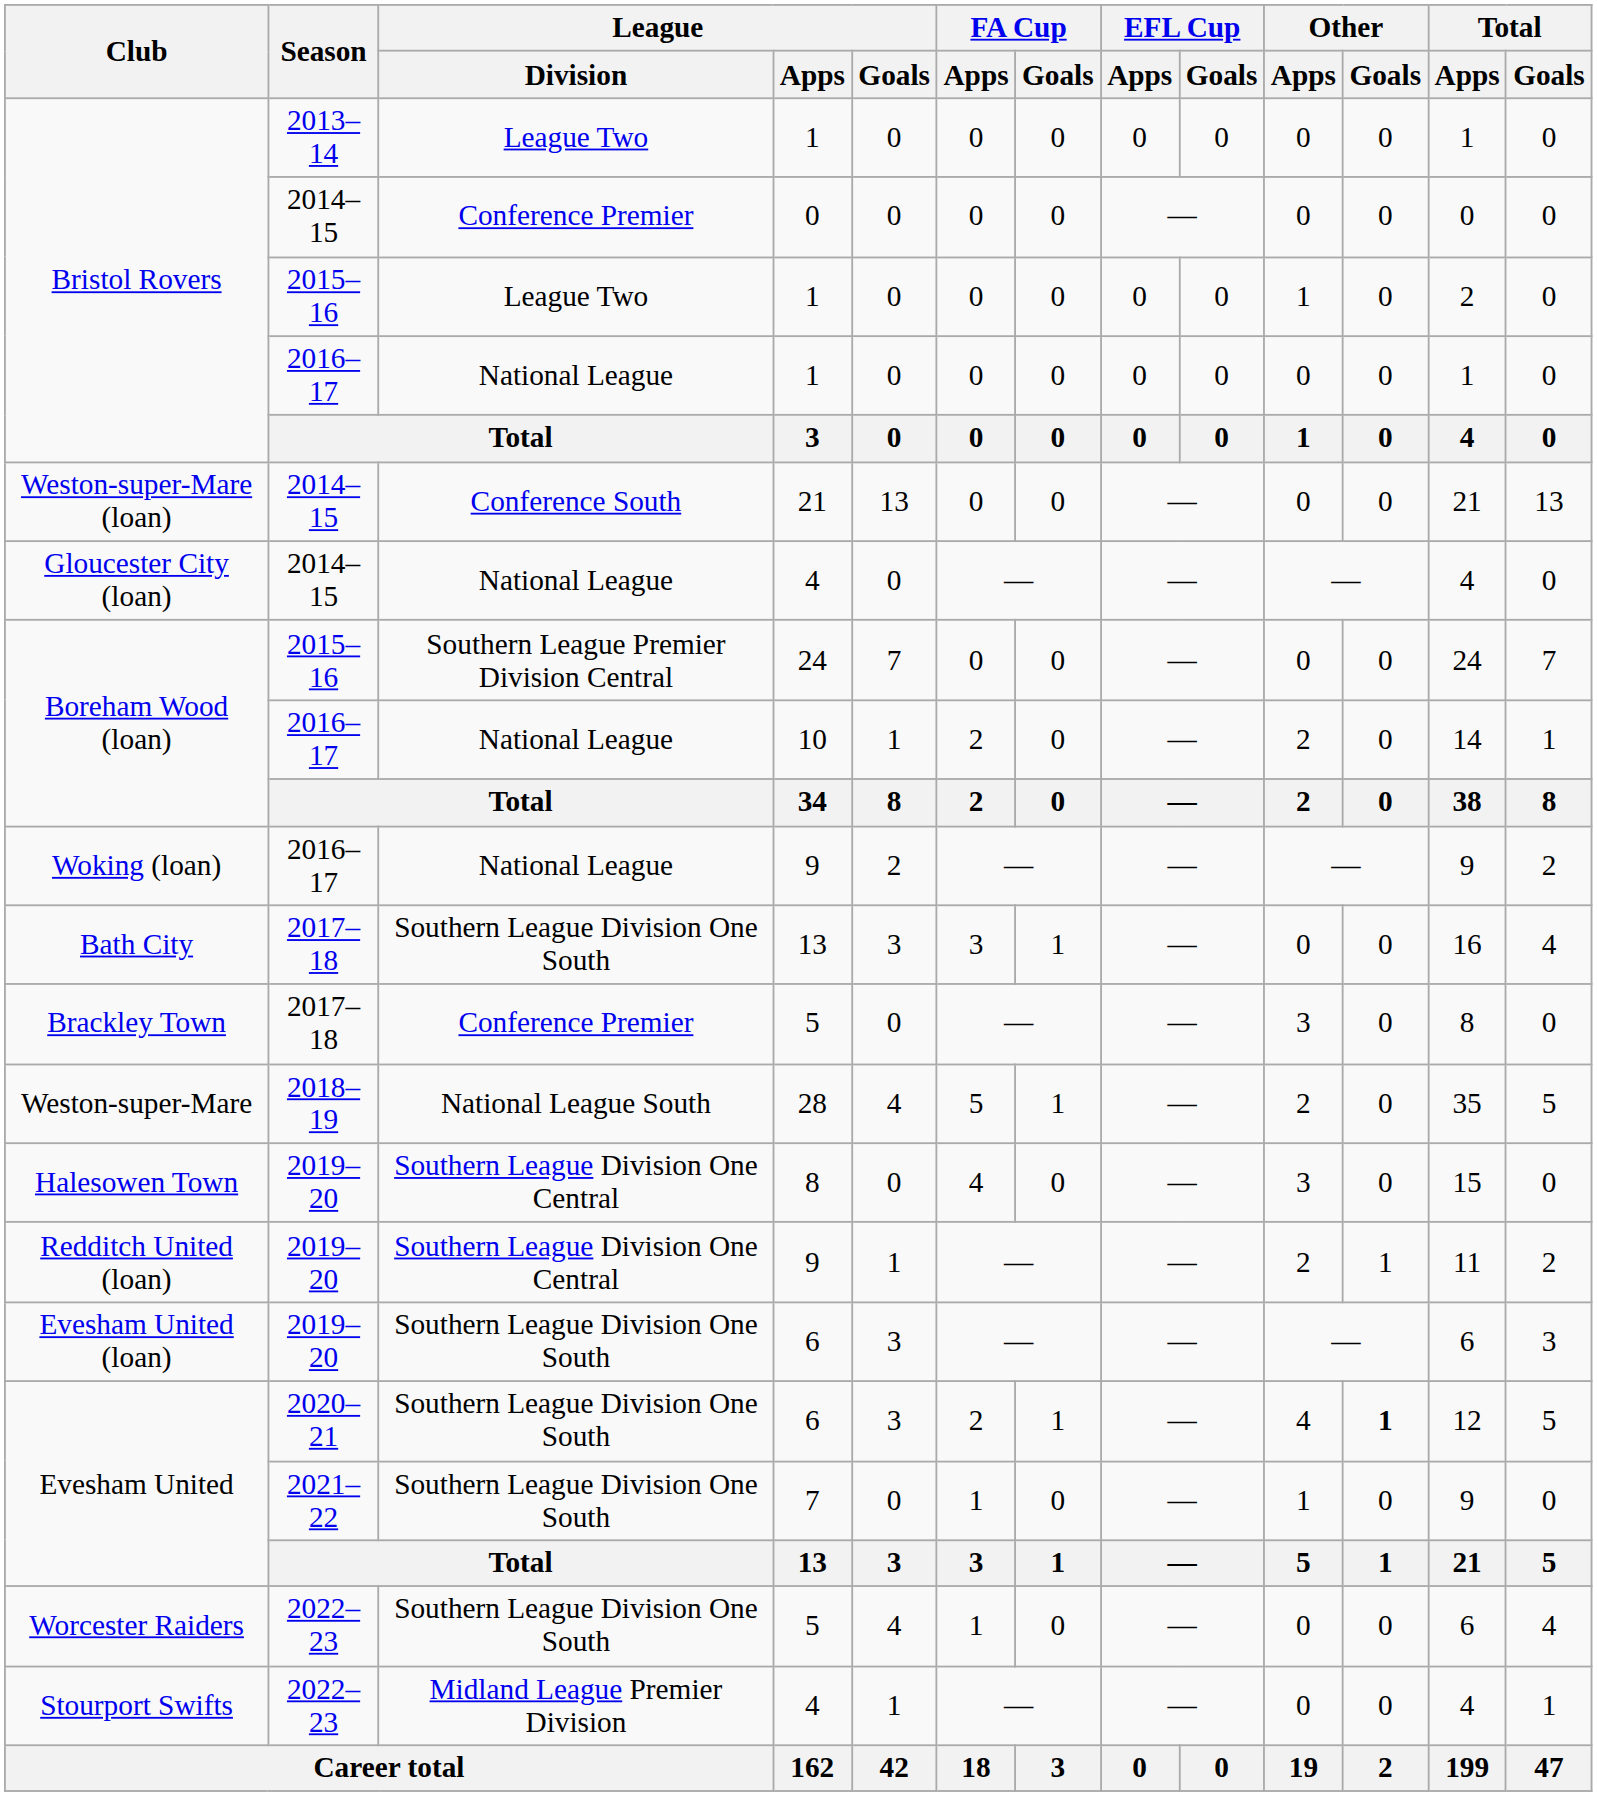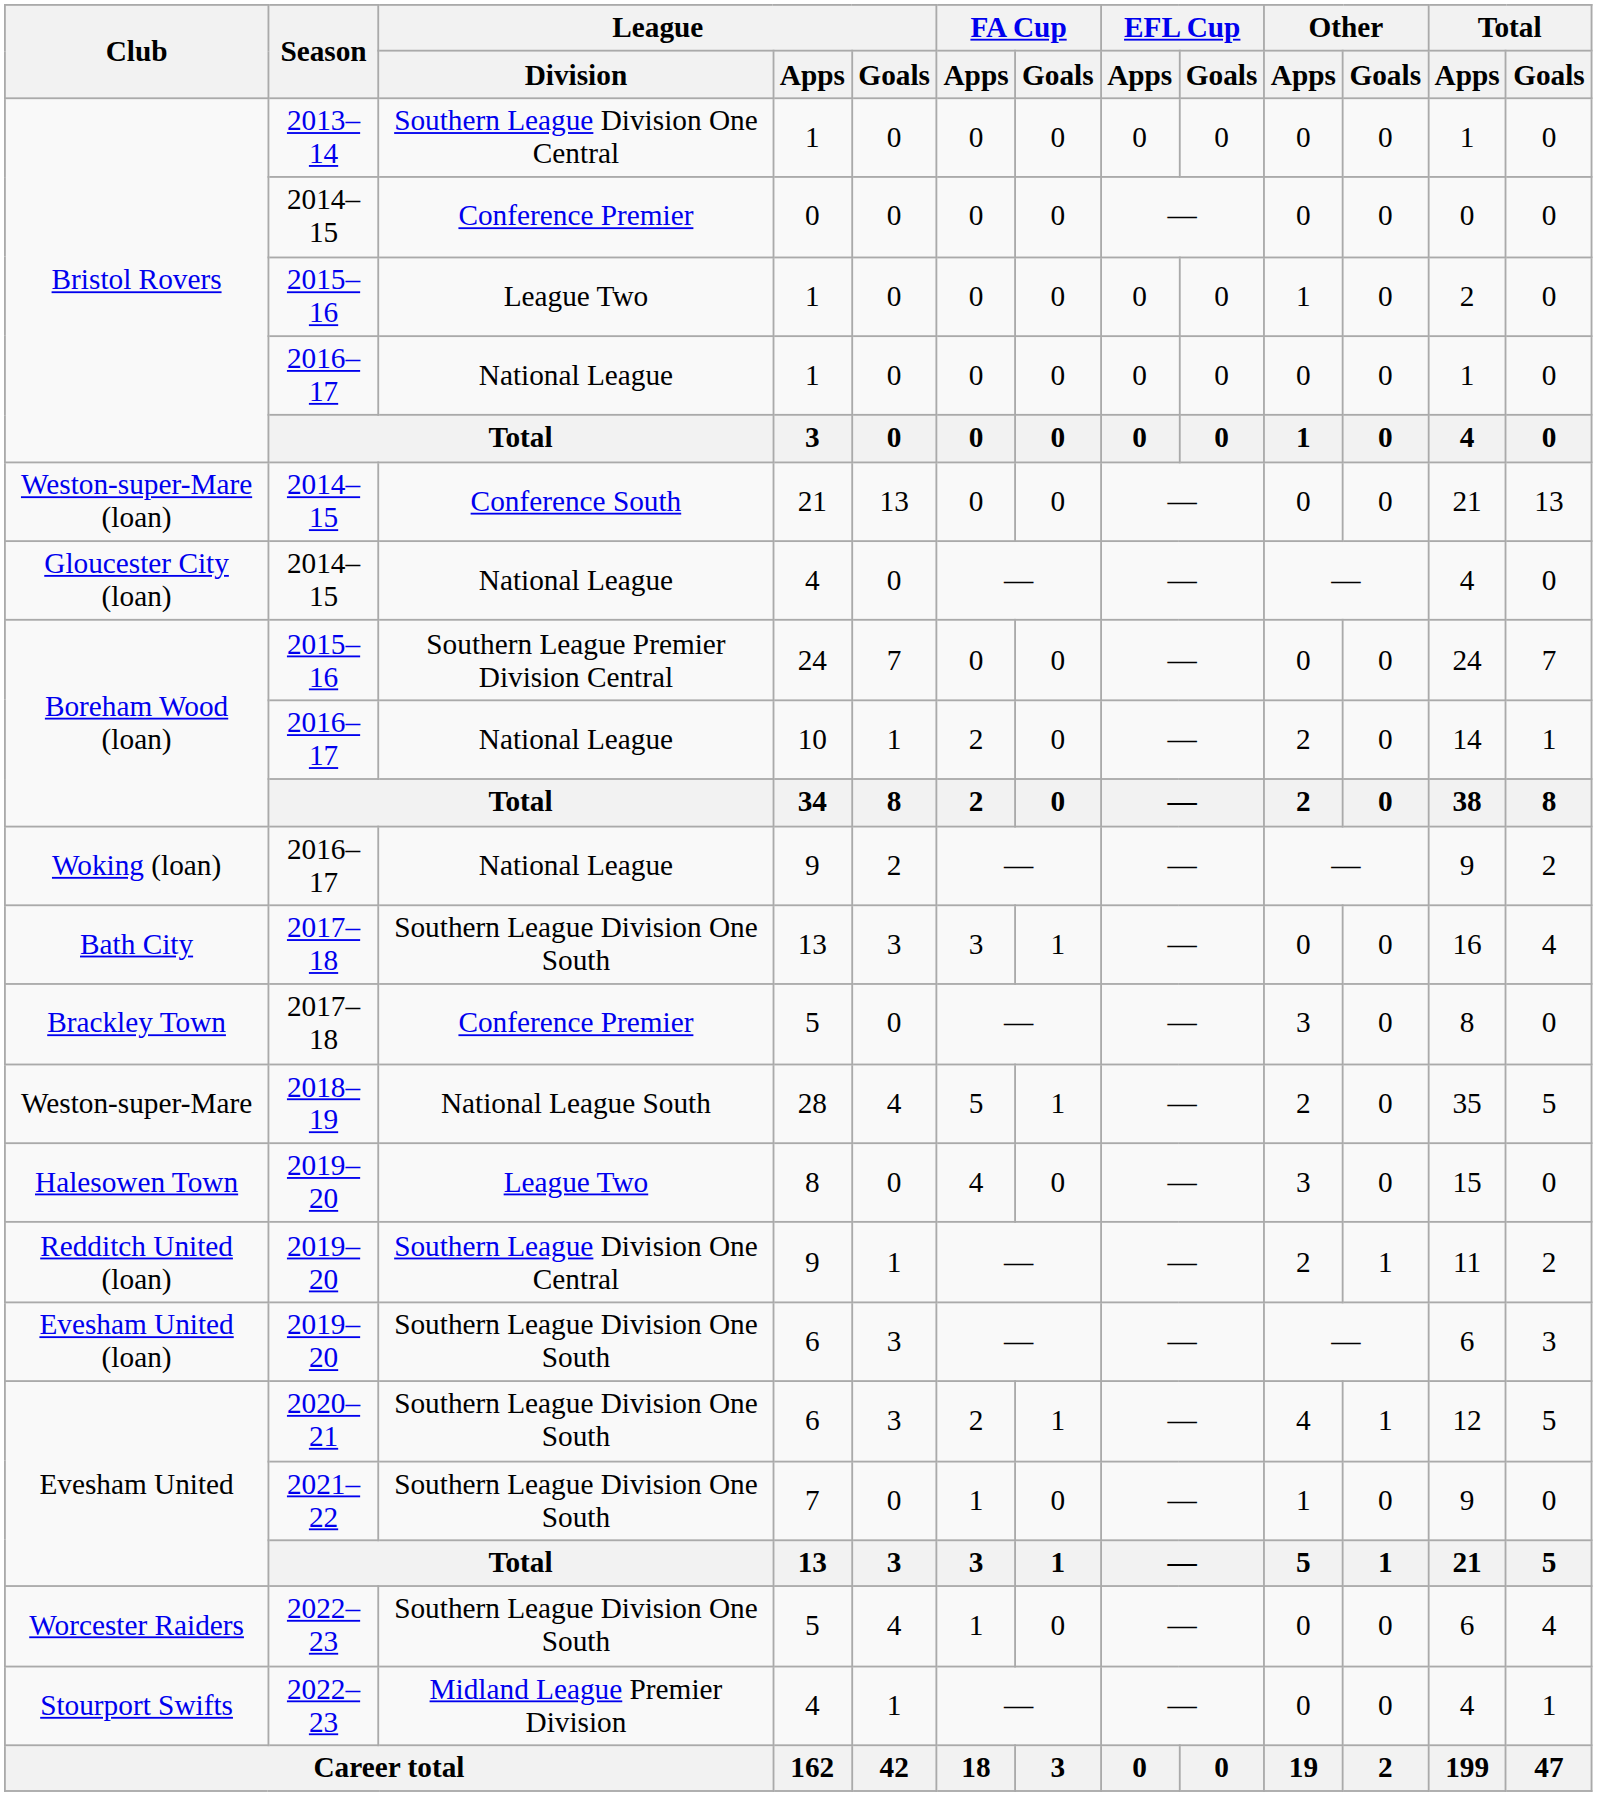(576, 137) League Two -> (576, 137) Southern League Division One Central
(576, 1182) Southern League Division One Central -> (576, 1182) League Two
(1385, 1420) bold -> (1385, 1420) normal
